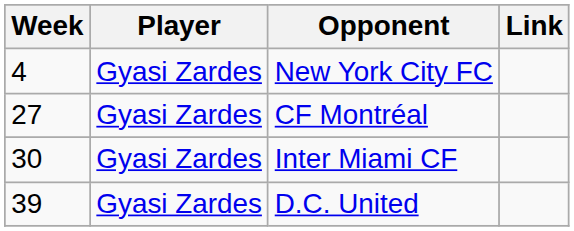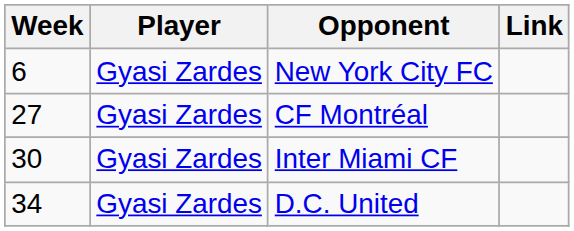(19, 70) 4 -> (19, 70) 6
(27, 203) 39 -> (27, 203) 34
